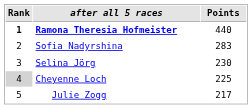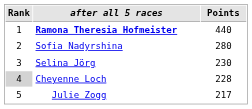(19, 30) bold -> (19, 30) normal
(223, 47) 283 -> (223, 47) 280
(223, 79) 225 -> (223, 79) 228
